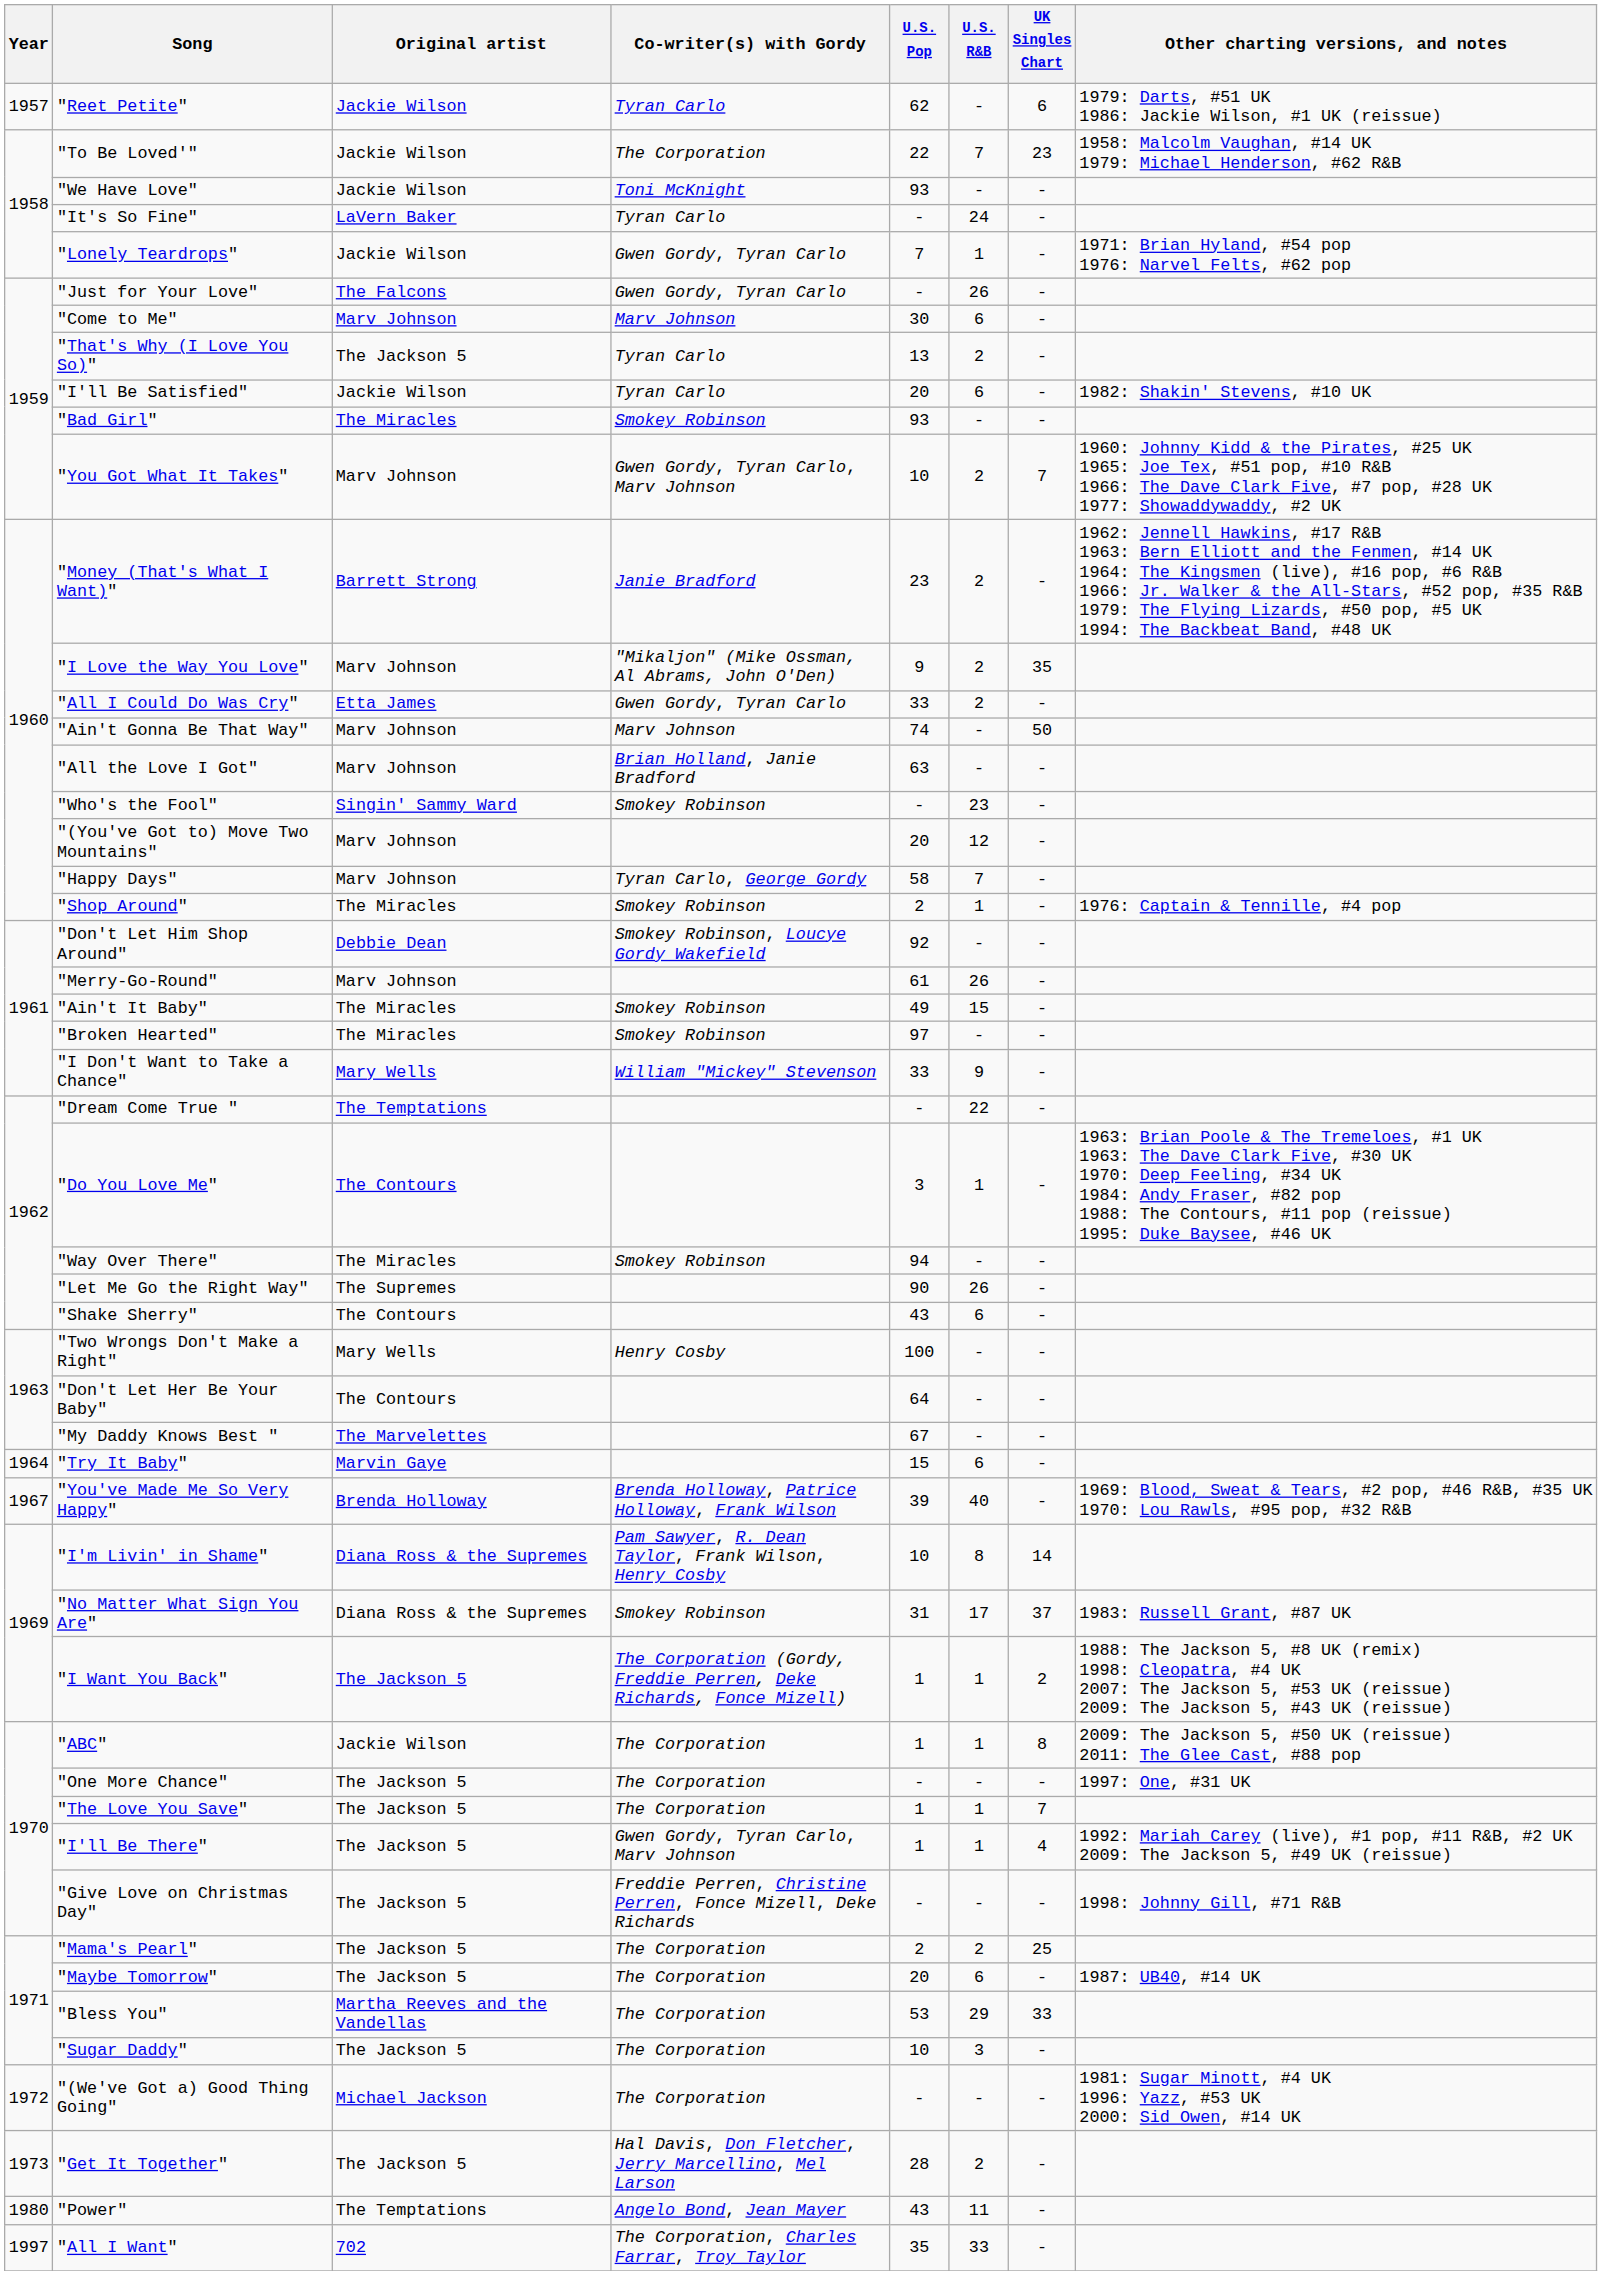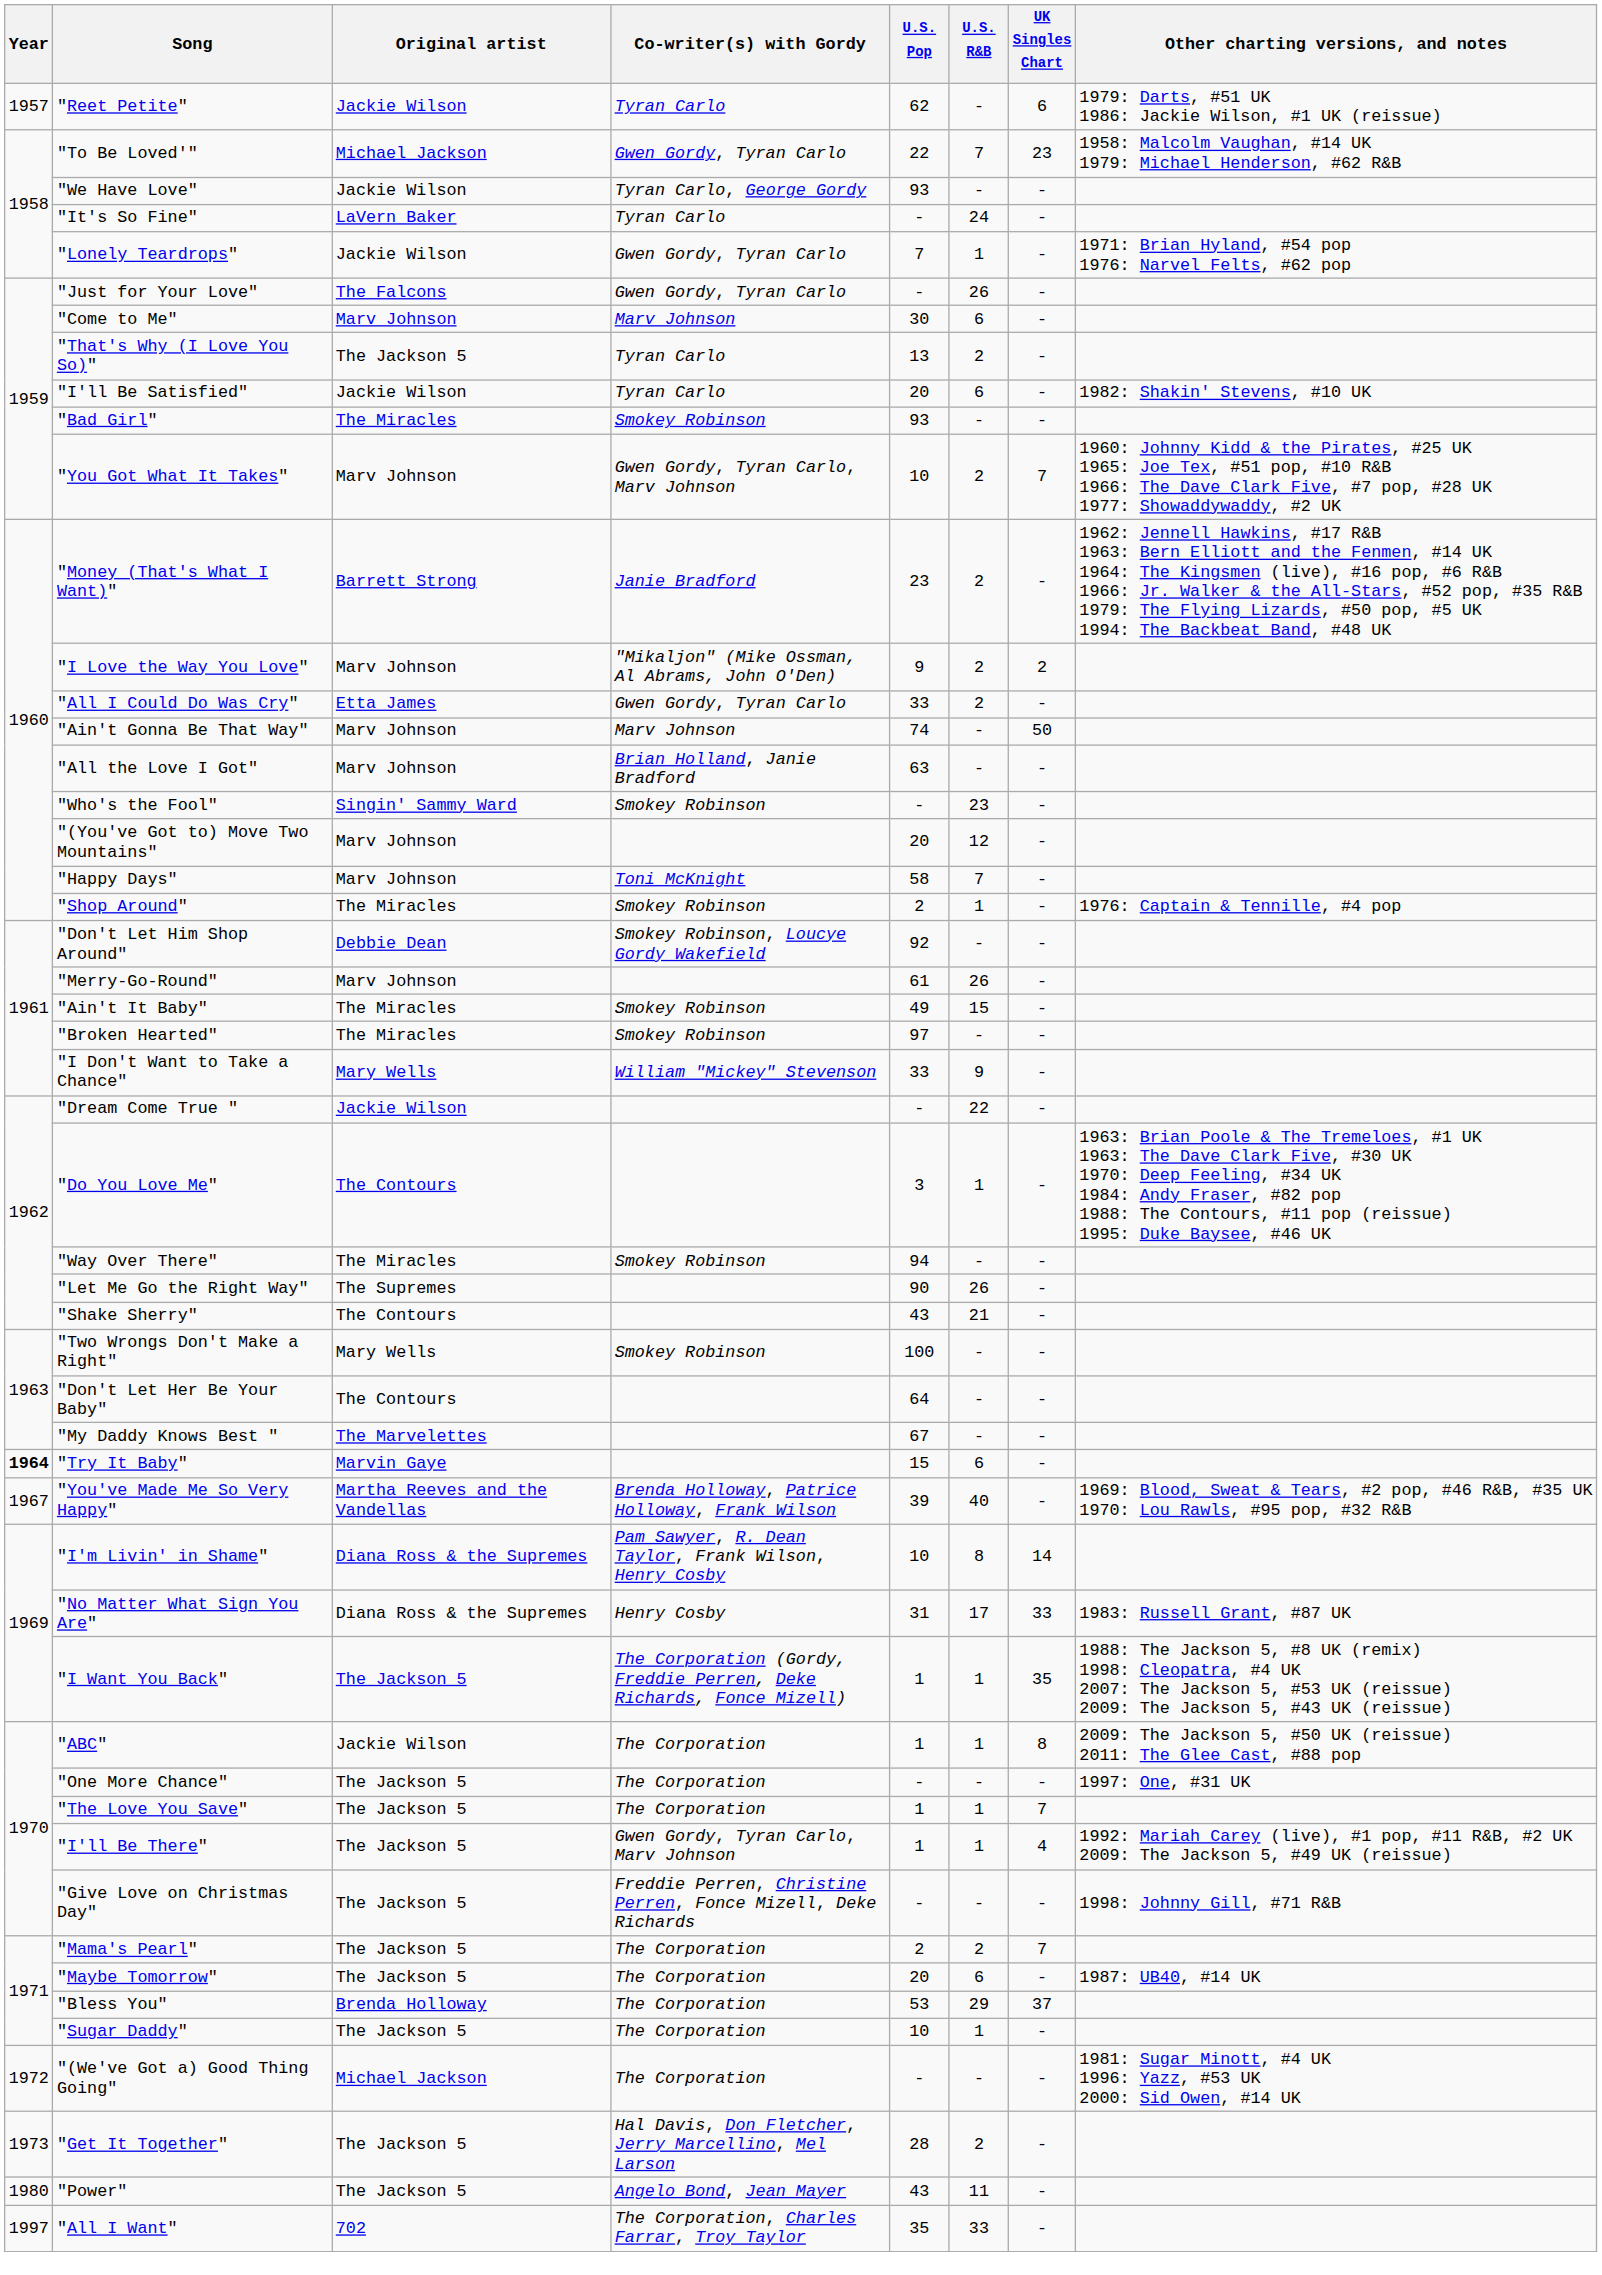(401, 154) Jackie Wilson -> (411, 154) Michael Jackson
(690, 154) The Corporation -> (730, 154) Gwen Gordy, Tyran Carlo
(680, 191) Toni McKnight -> (740, 191) Tyran Carlo, George Gordy
(1042, 667) 35 -> (1042, 667) 2
(740, 879) Tyran Carlo, George Gordy -> (680, 879) Toni McKnight
(411, 1109) The Temptations -> (401, 1109) Jackie Wilson
(979, 1316) 6 -> (979, 1316) 21
(670, 1353) Henry Cosby -> (690, 1353) Smokey Robinson
(29, 1464) normal -> (29, 1464) bold
(411, 1501) Brenda Holloway -> (441, 1501) Martha Reeves and the Vandellas
(690, 1613) Smokey Robinson -> (670, 1613) Henry Cosby
(1042, 1613) 37 -> (1042, 1613) 33
(1042, 1679) 2 -> (1042, 1679) 35
(1042, 1950) 25 -> (1042, 1950) 7
(441, 2014) Martha Reeves and the Vandellas -> (411, 2004) Brenda Holloway
(1042, 2014) 33 -> (1042, 2004) 37
(979, 2051) 3 -> (979, 2032) 1
(411, 2210) The Temptations -> (401, 2191) The Jackson 5
